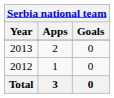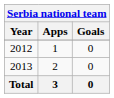rows swapped: (21, 66) <-> (21, 48)
